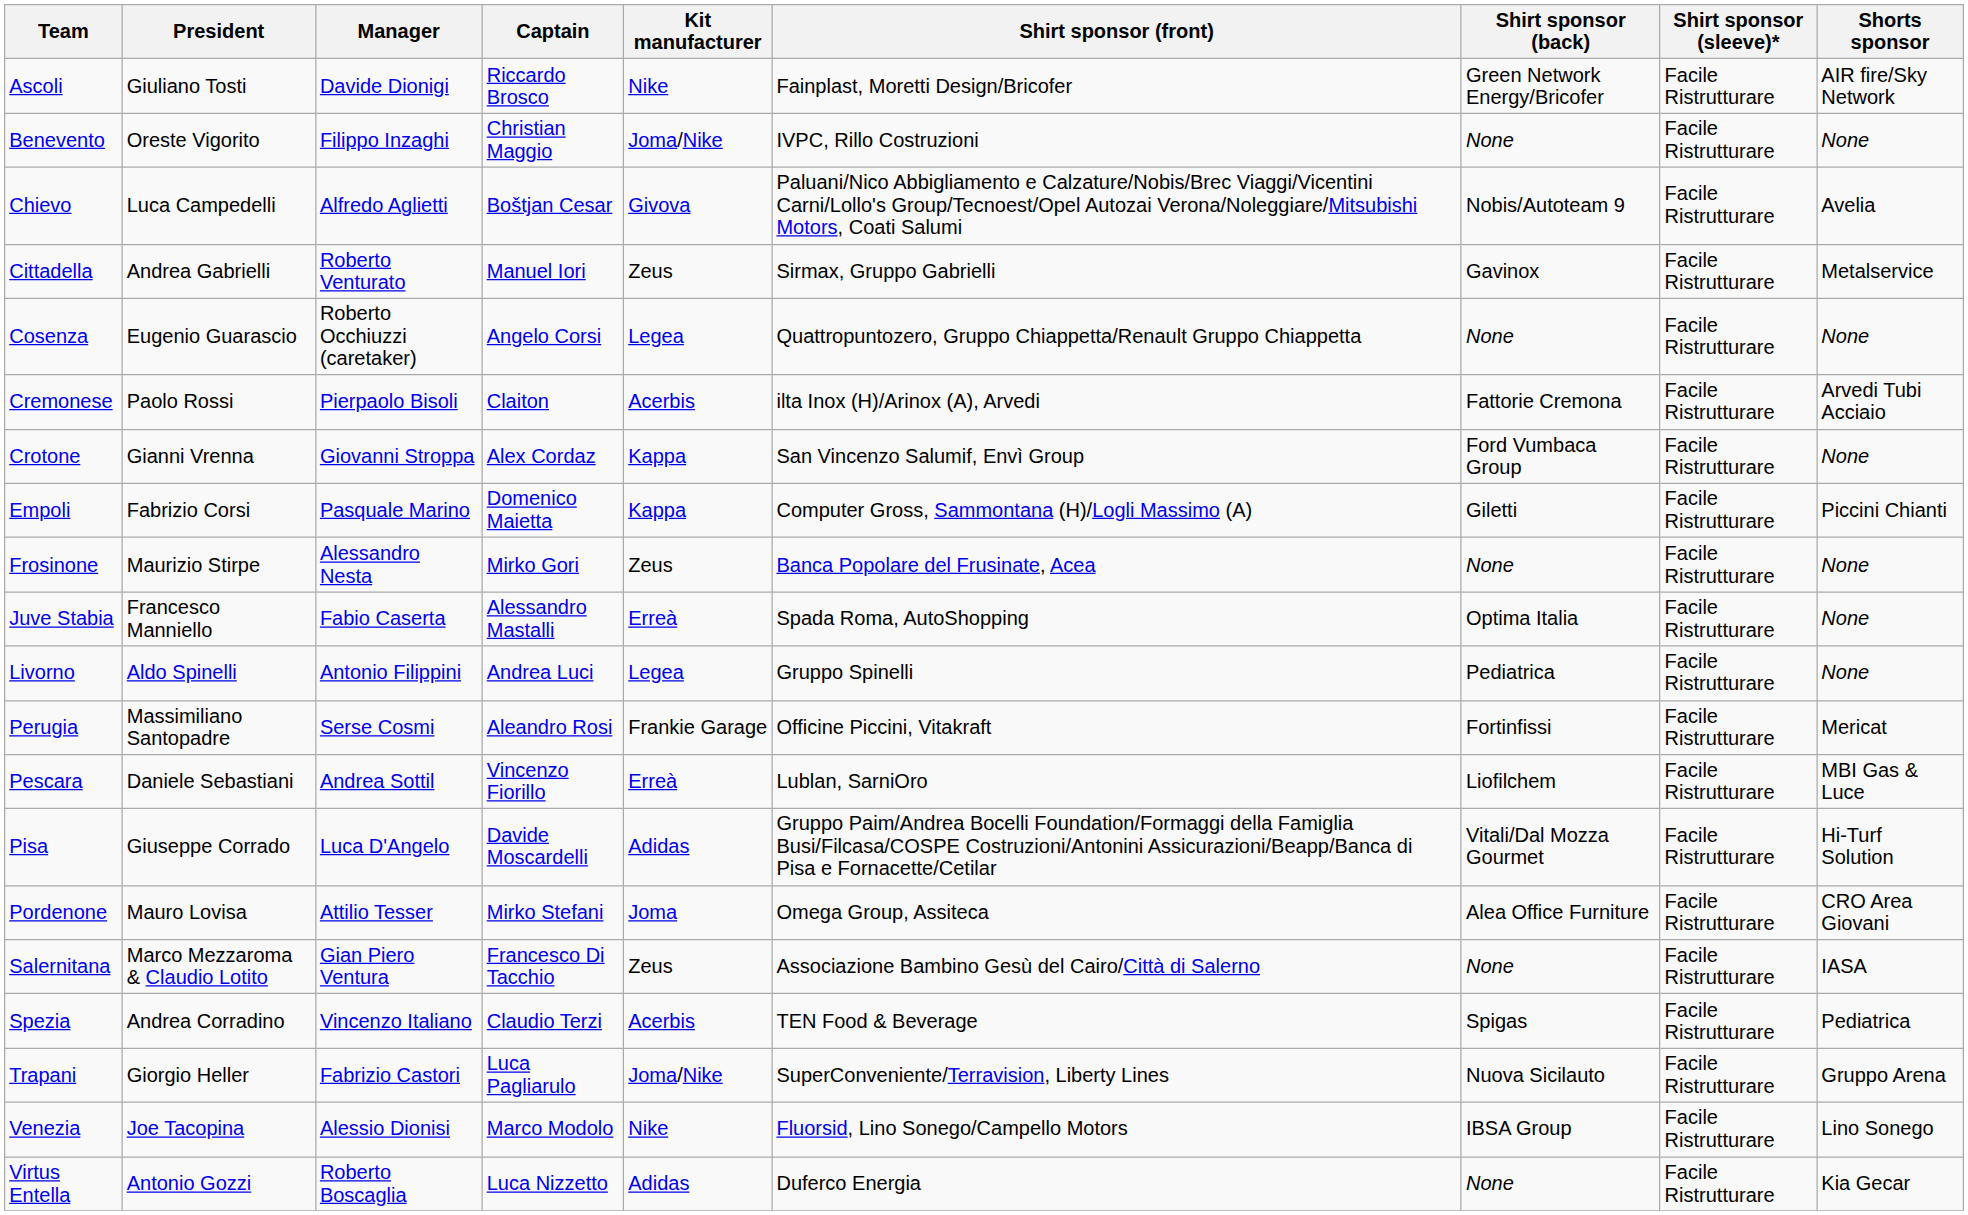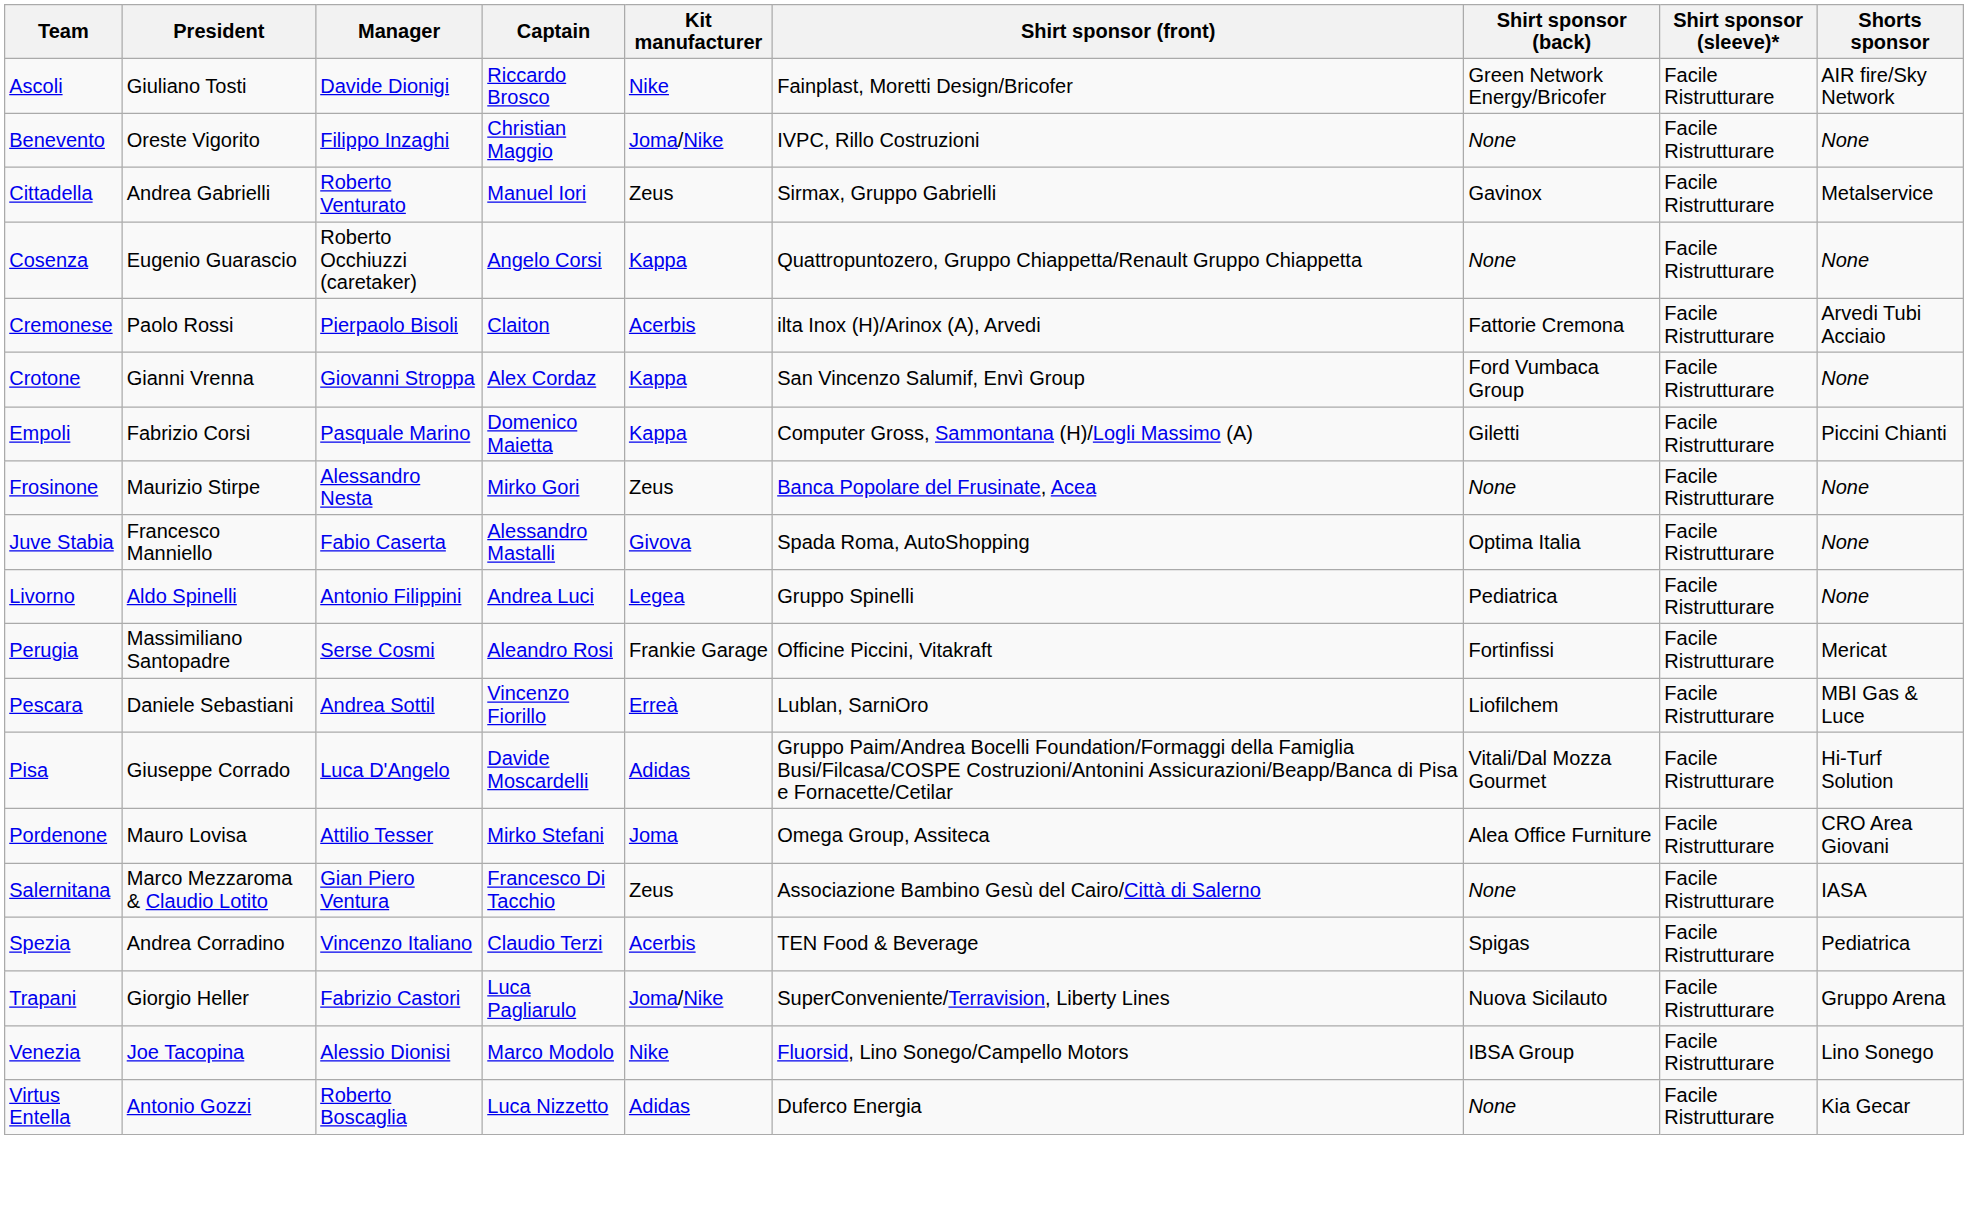- row: (40, 205)
(656, 336) Legea -> (658, 259) Kappa
(653, 618) Erreà -> (660, 542) Givova
